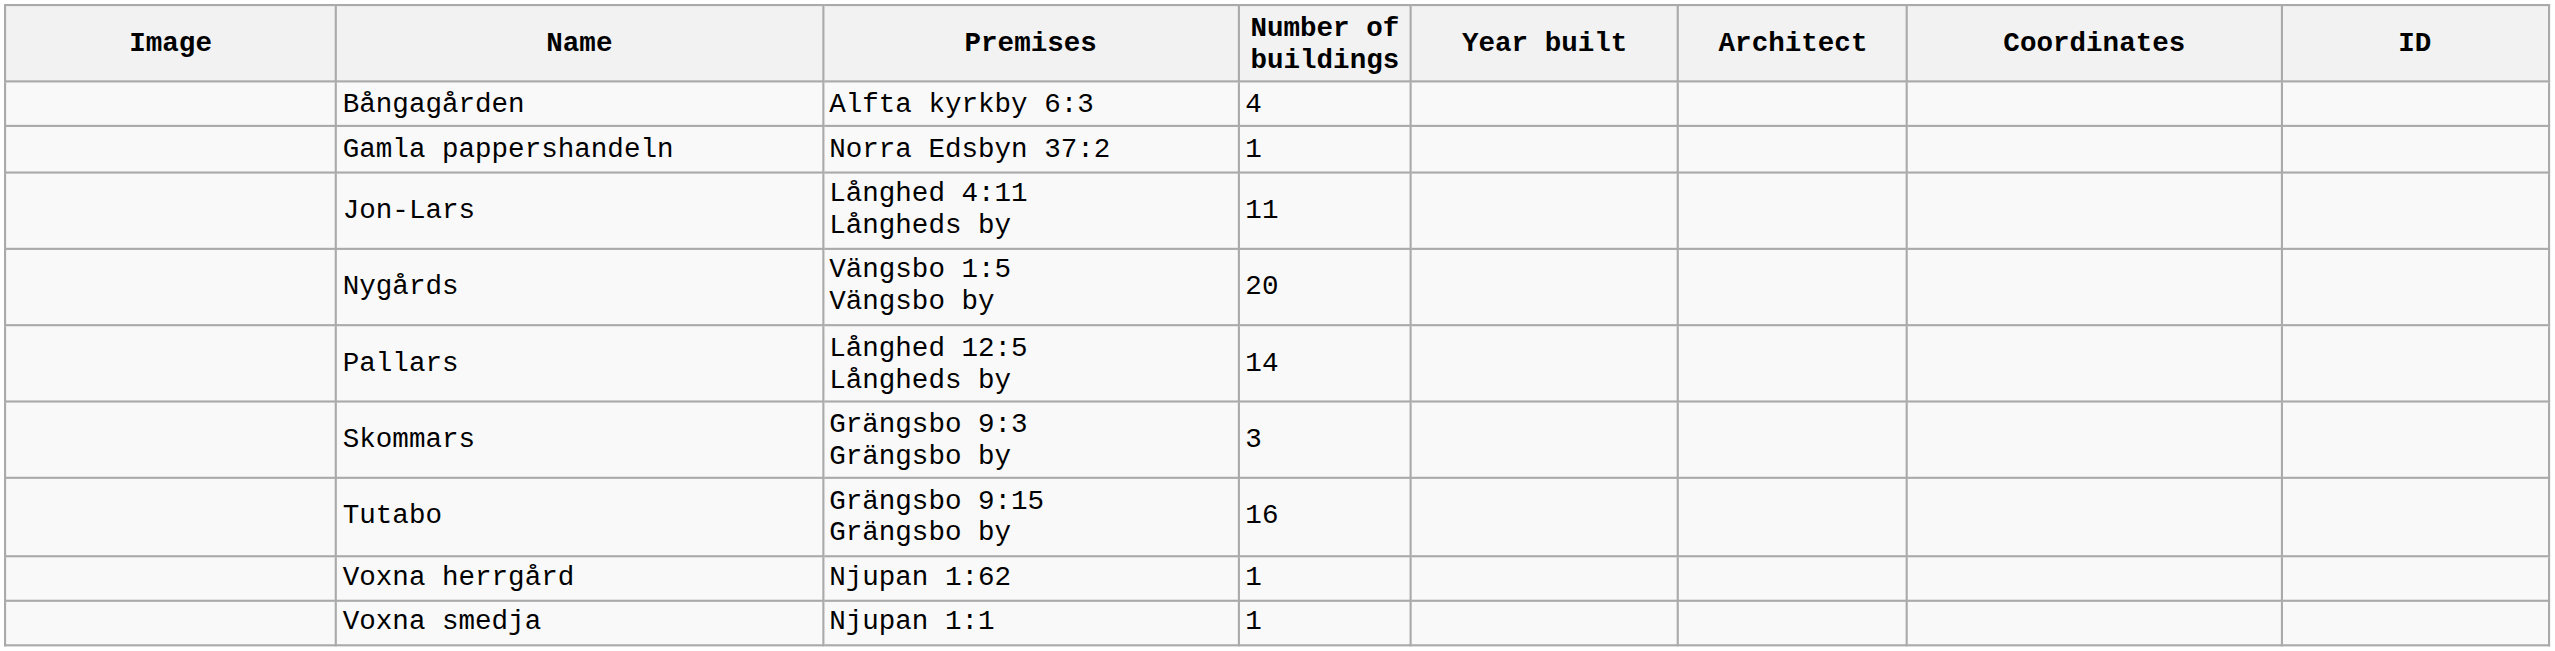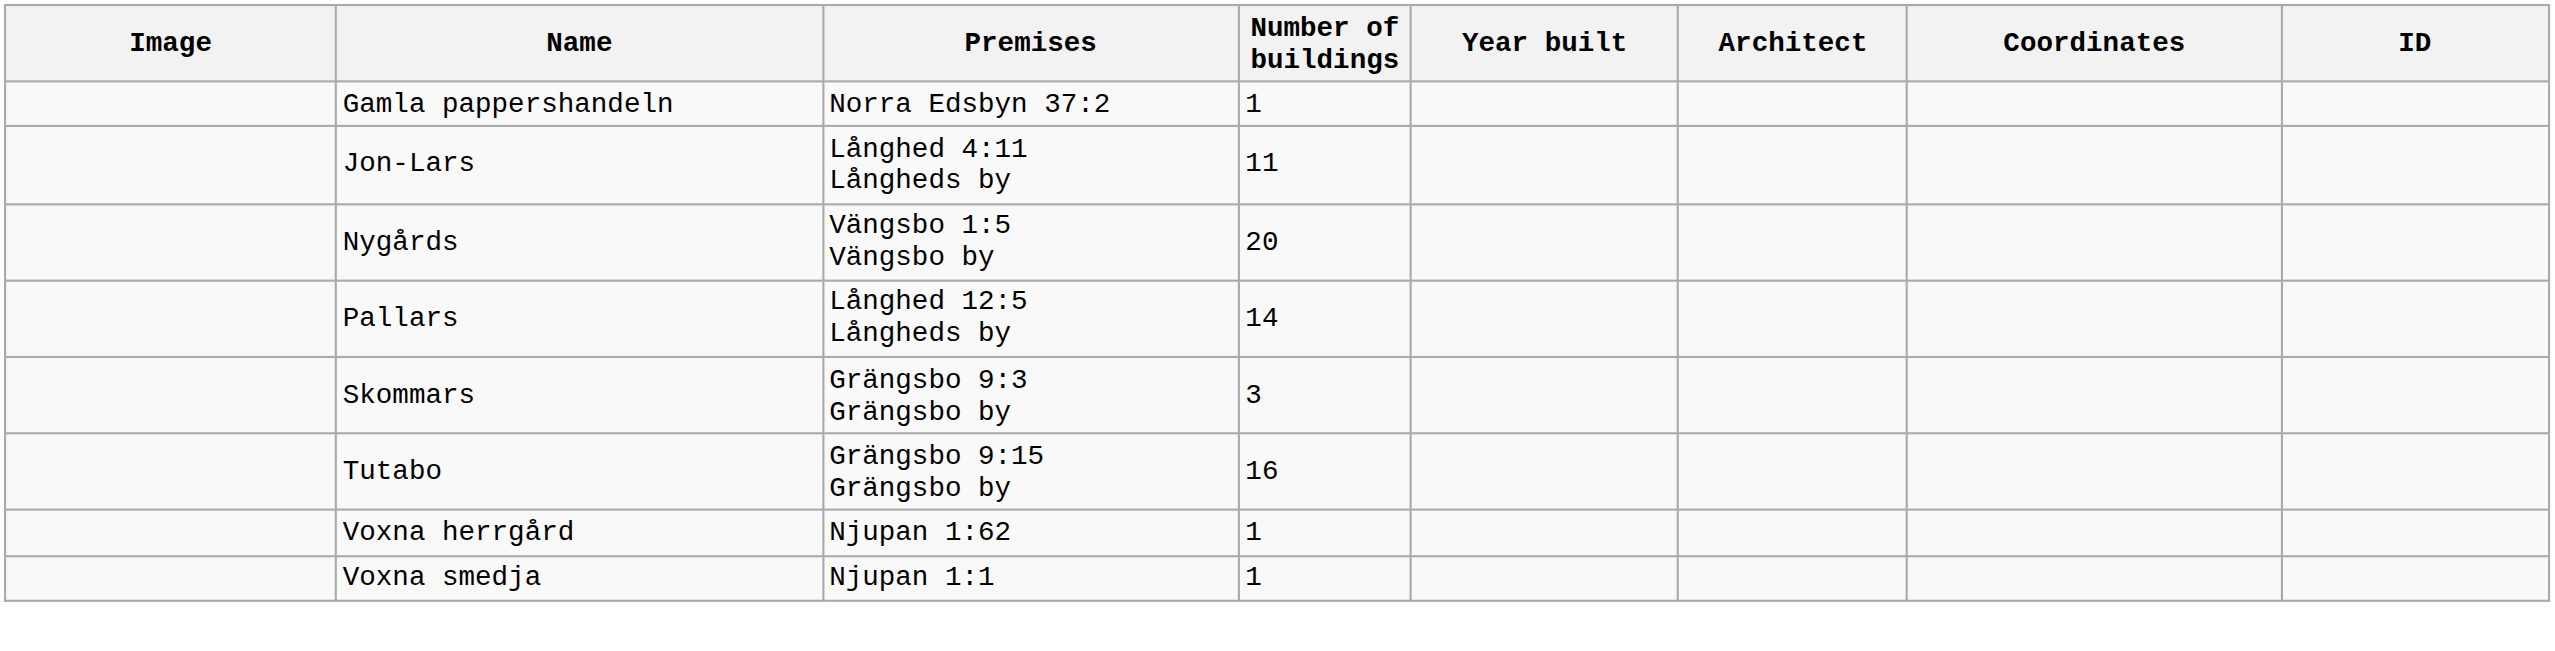- row: (434, 104)
